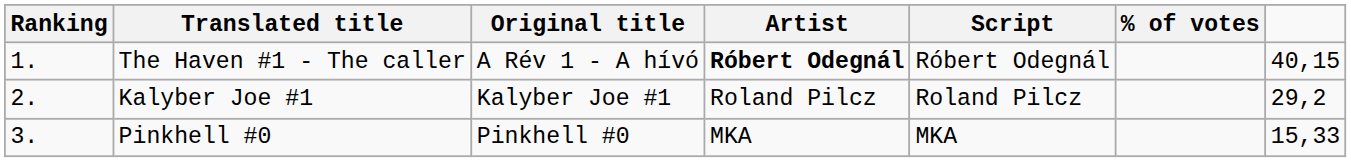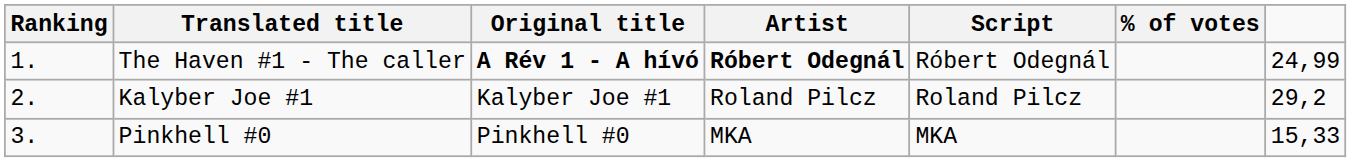(588, 61) normal -> (588, 61) bold
(1305, 61) 40,15 -> (1305, 61) 24,99
